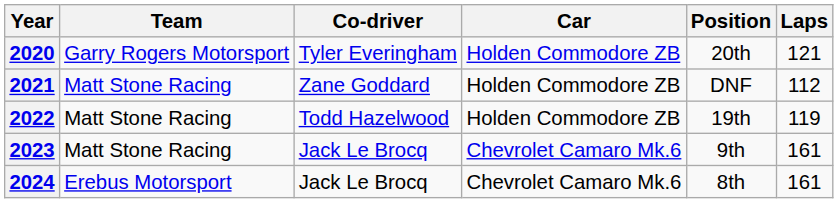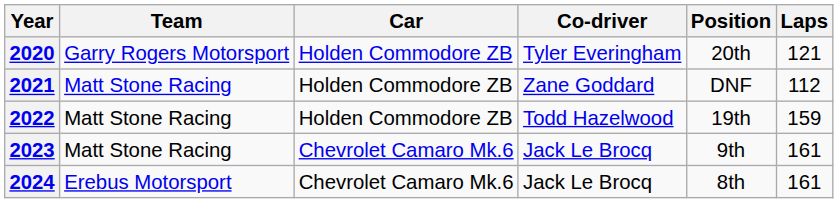columns swapped: (574, 21) <-> (378, 21)
(804, 118) 119 -> (804, 118) 159
